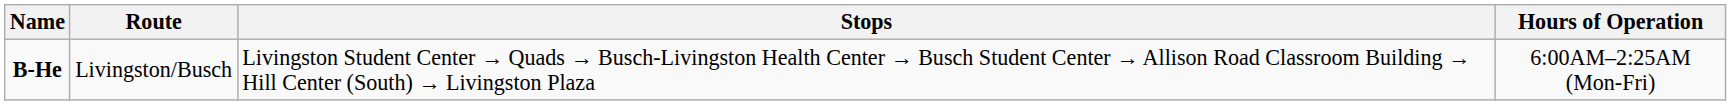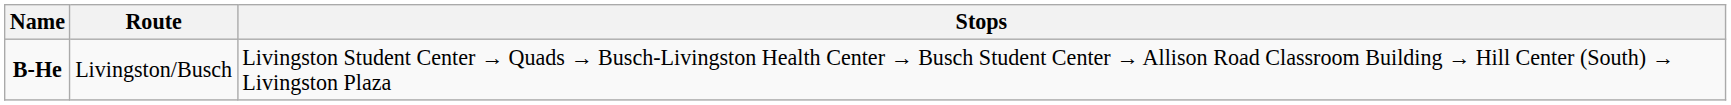- column: (1611, 22)
